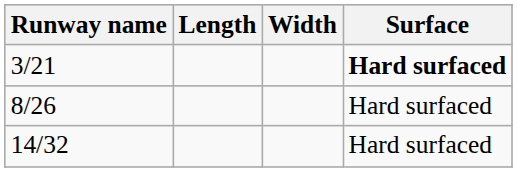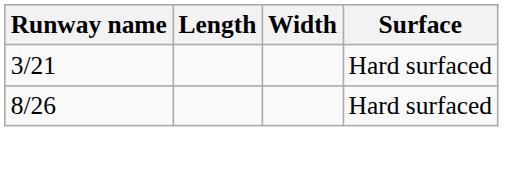(427, 65) bold -> (420, 65) normal
- row: (40, 145)
